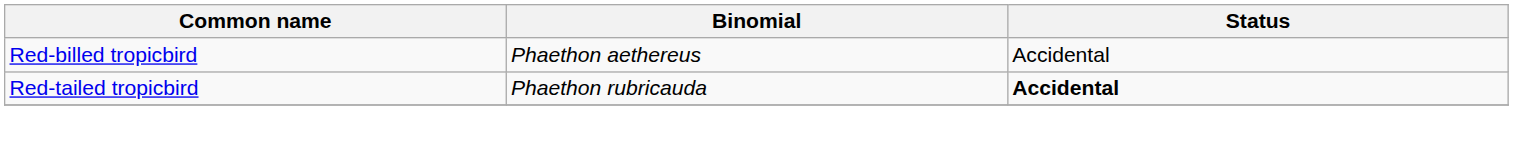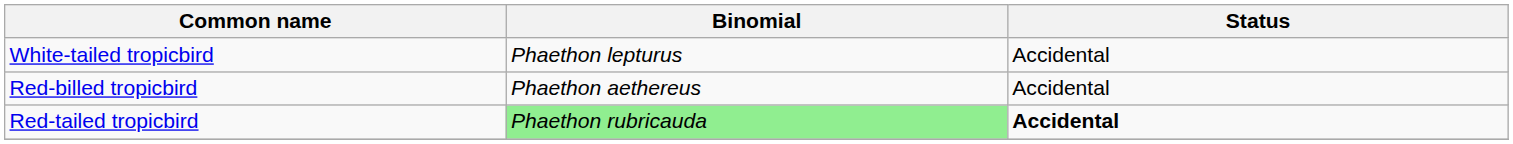+ row: (112, 54)
(609, 88) no background -> (609, 121) lightgreen background
